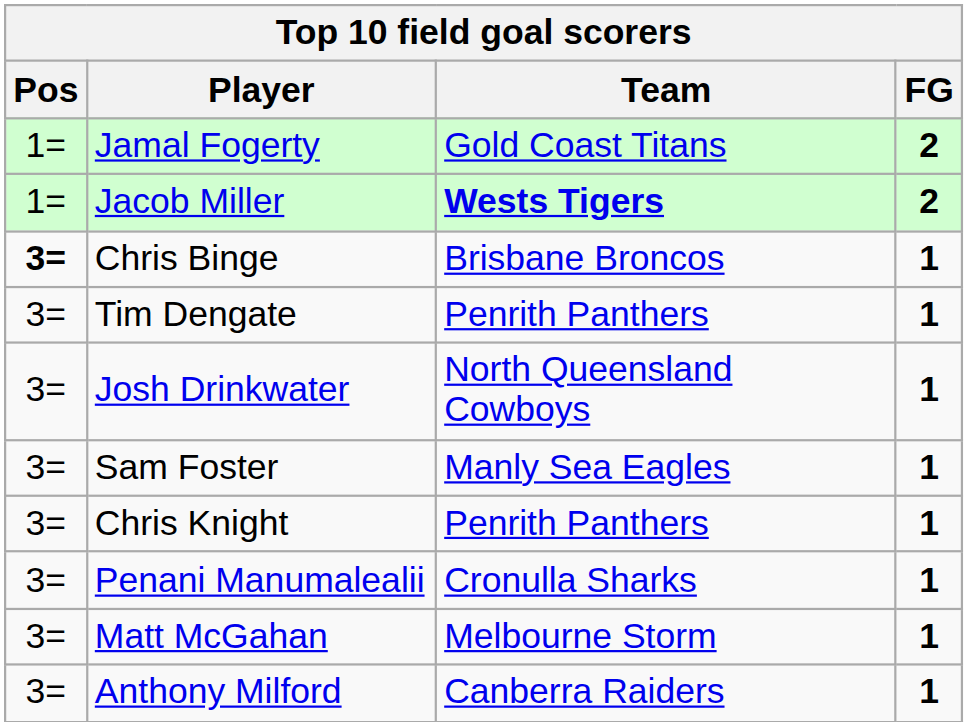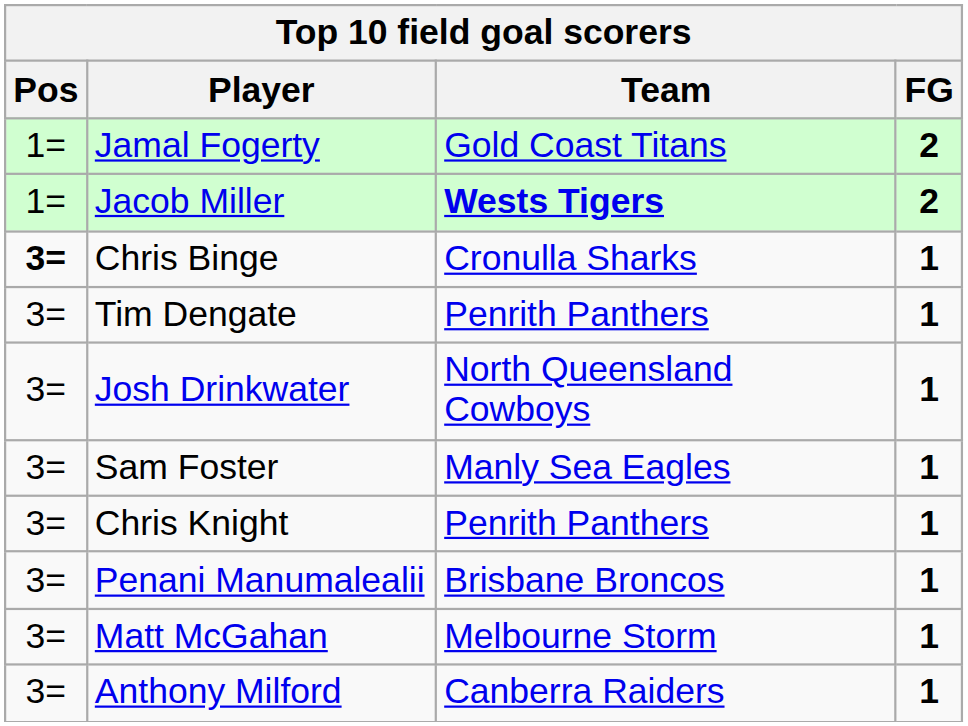(584, 257) Brisbane Broncos -> (571, 257) Cronulla Sharks
(571, 579) Cronulla Sharks -> (584, 579) Brisbane Broncos
